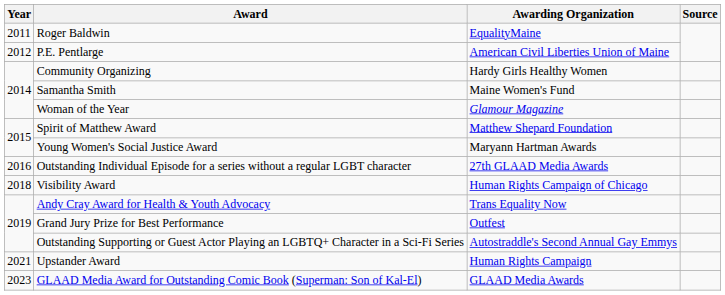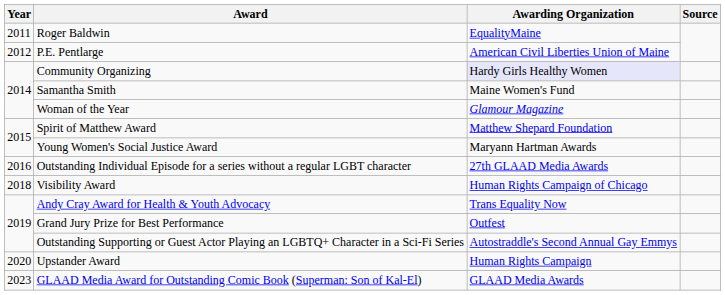(538, 71) no background -> (538, 71) lavender background
(19, 261) 2021 -> (19, 261) 2020
